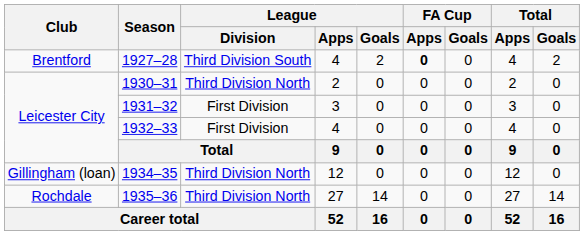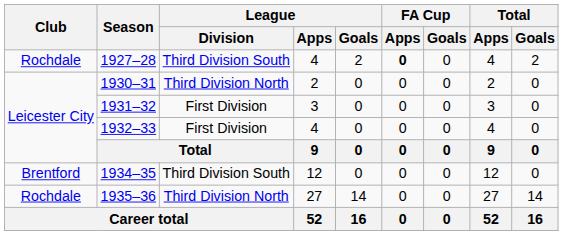(62, 60) Brentford -> (51, 60) Rochdale
(62, 173) Gillingham (loan) -> (51, 173) Brentford
(248, 173) Third Division North -> (226, 173) Third Division South
